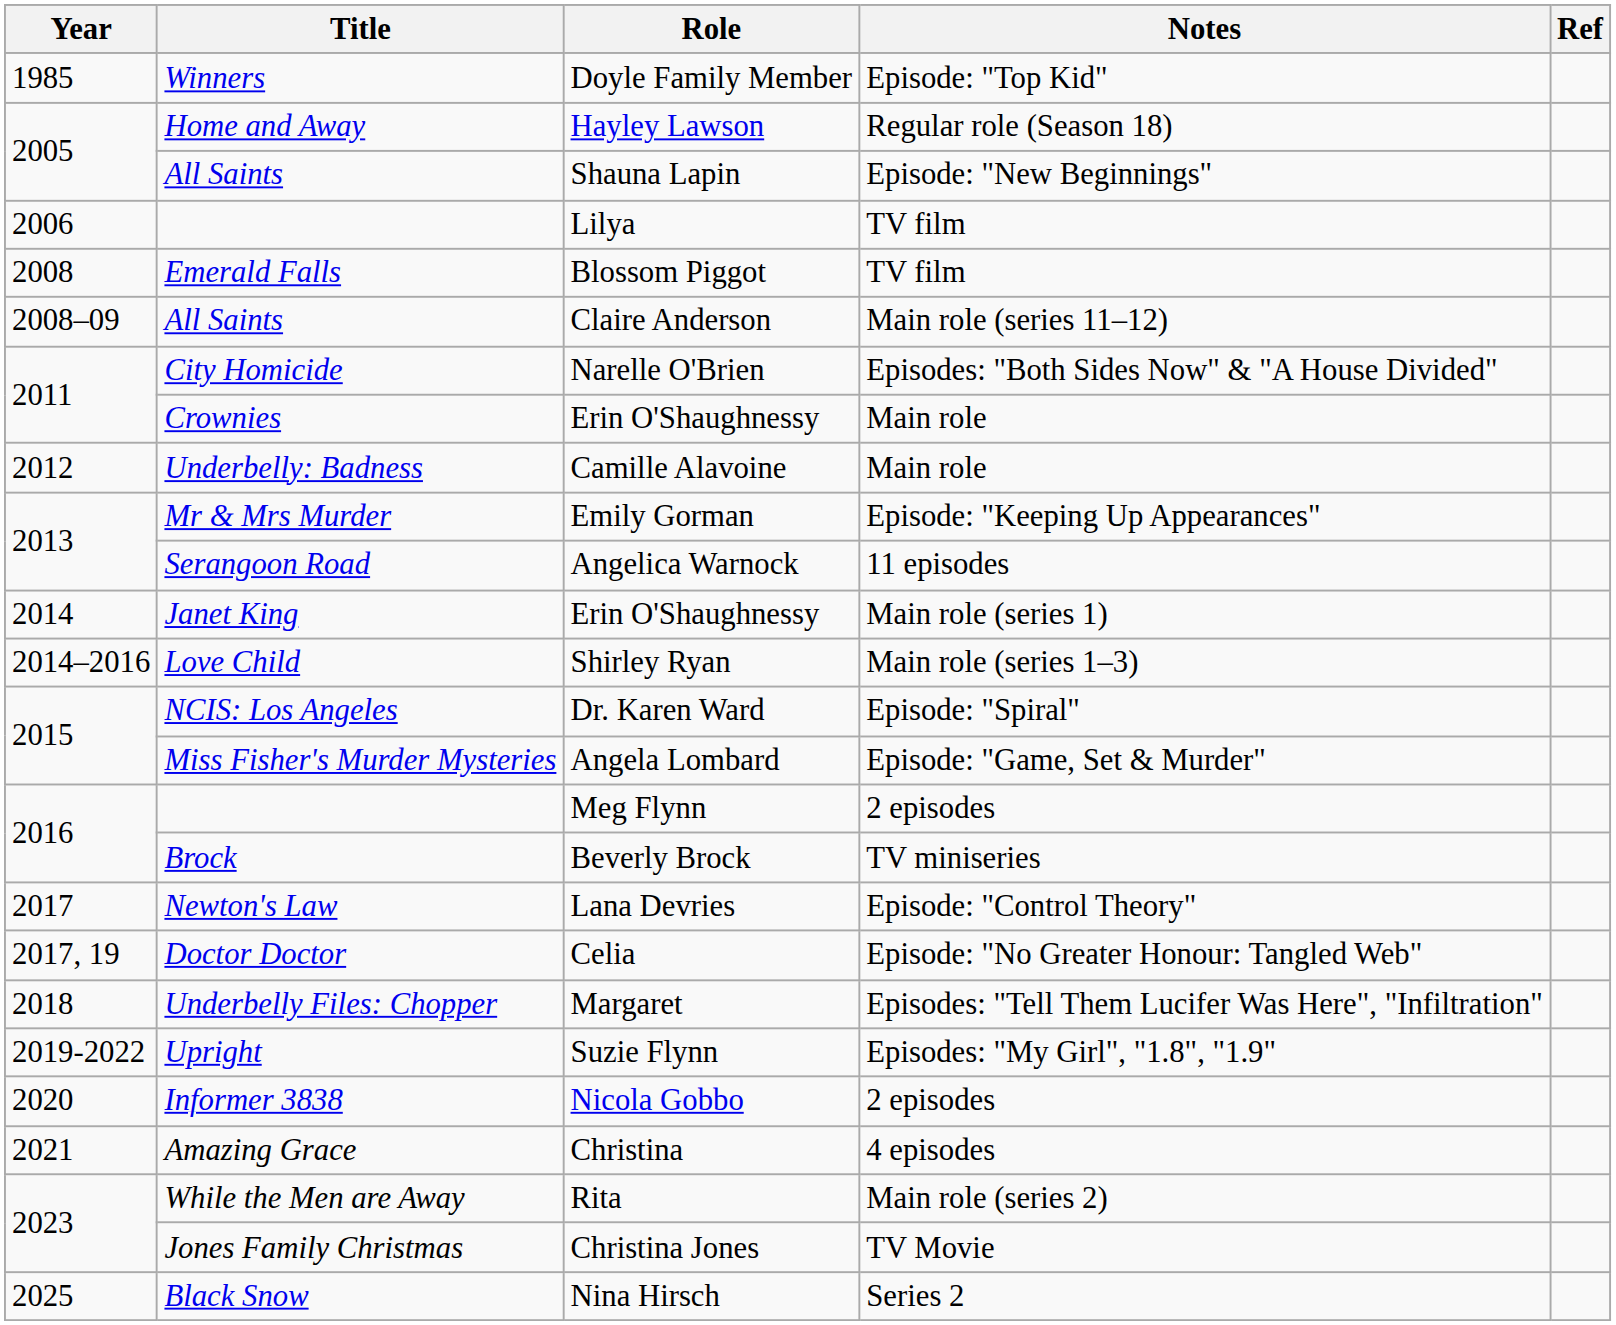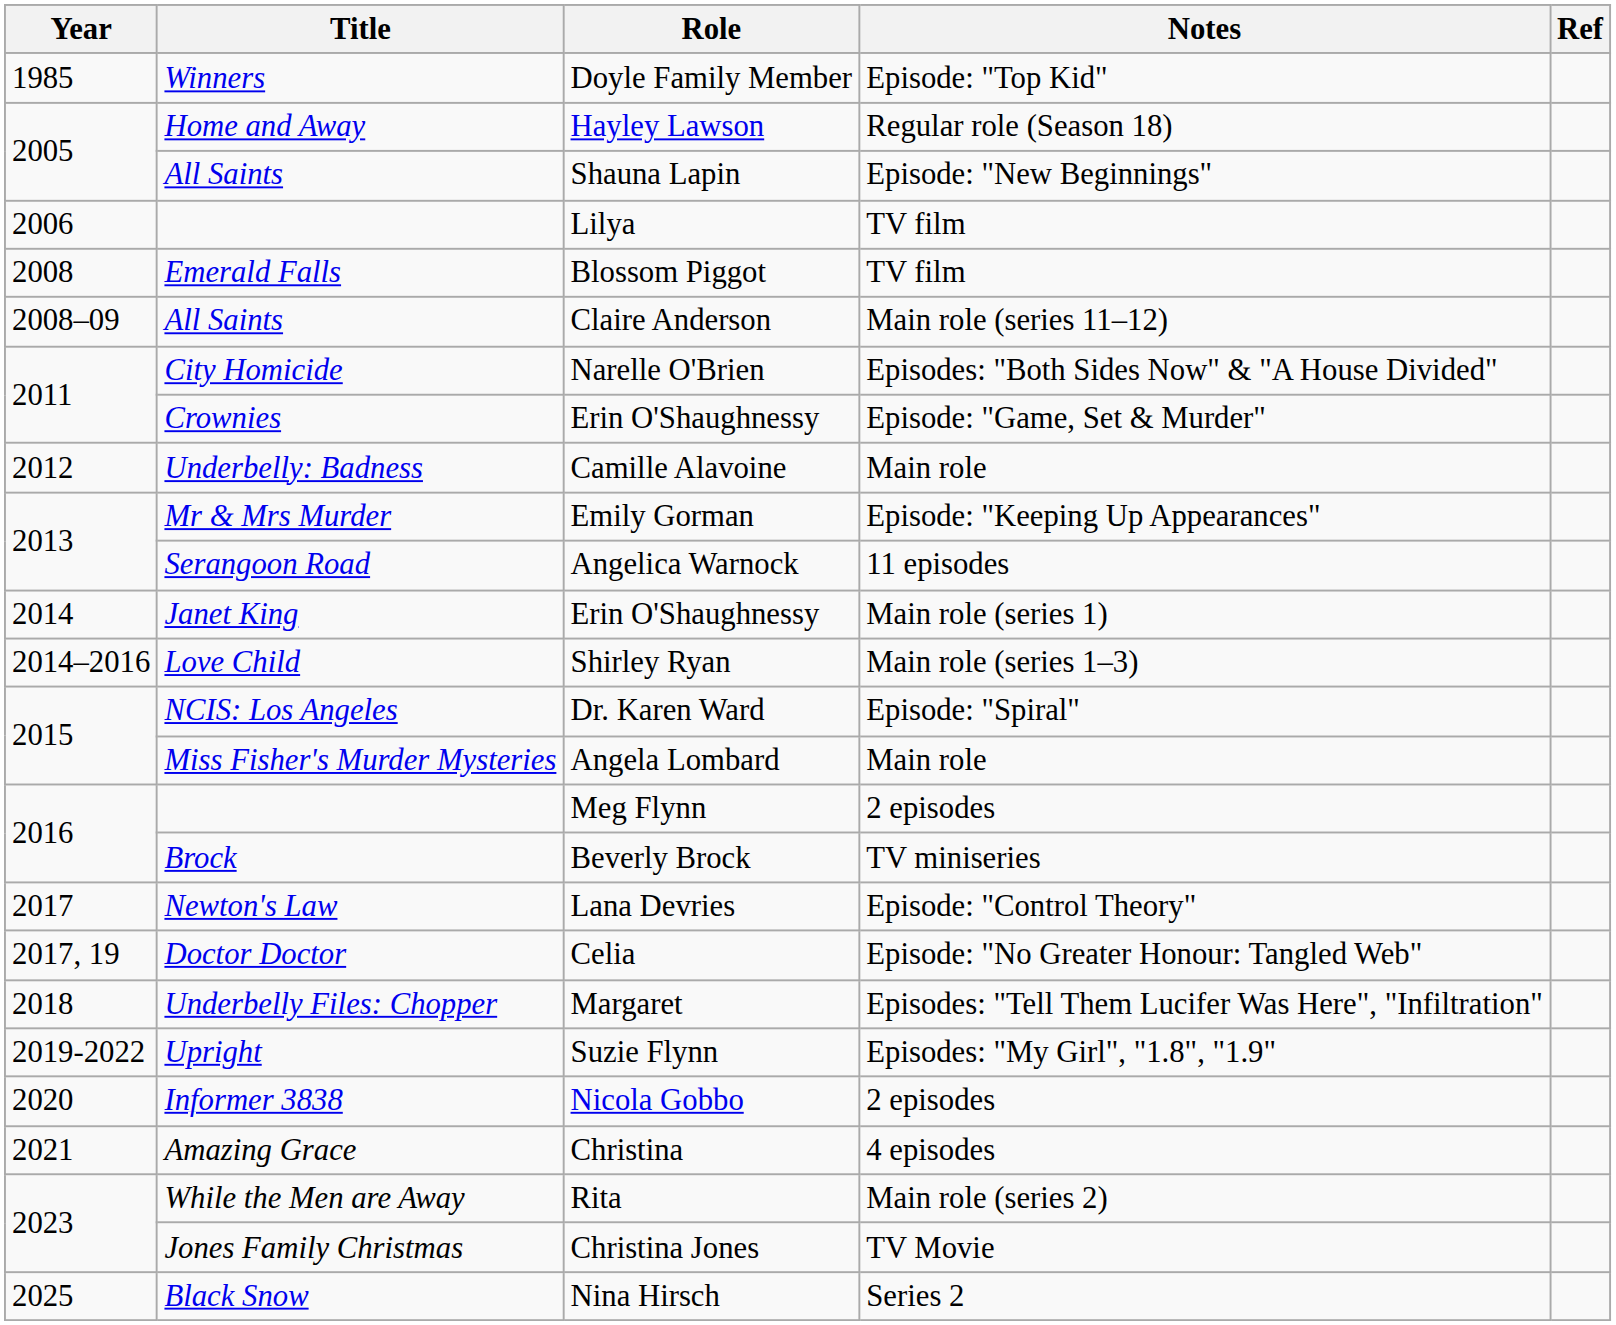(926, 418) Main role -> (1066, 418) Episode: "Game, Set & Murder"
(1066, 759) Episode: "Game, Set & Murder" -> (926, 759) Main role
